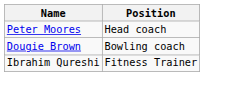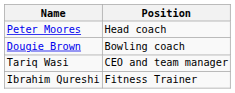+ row: (38, 63)
